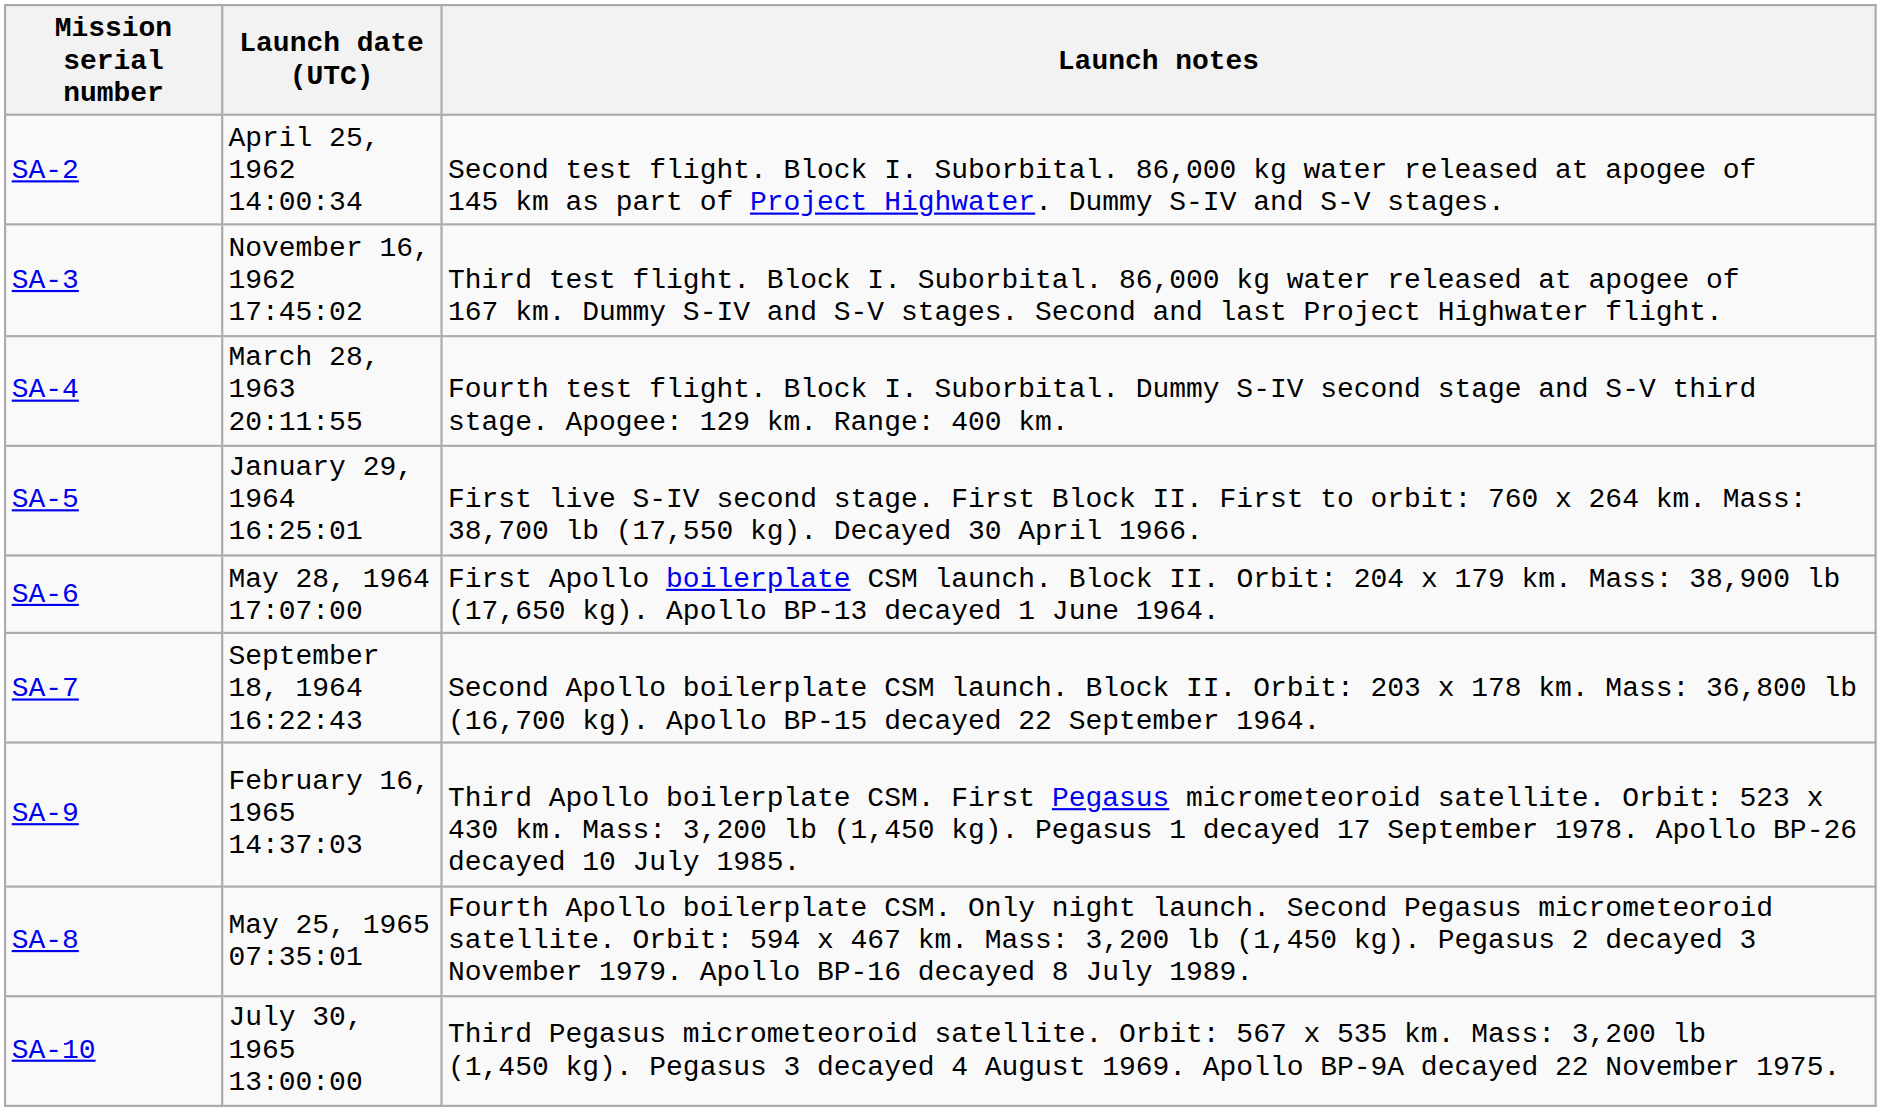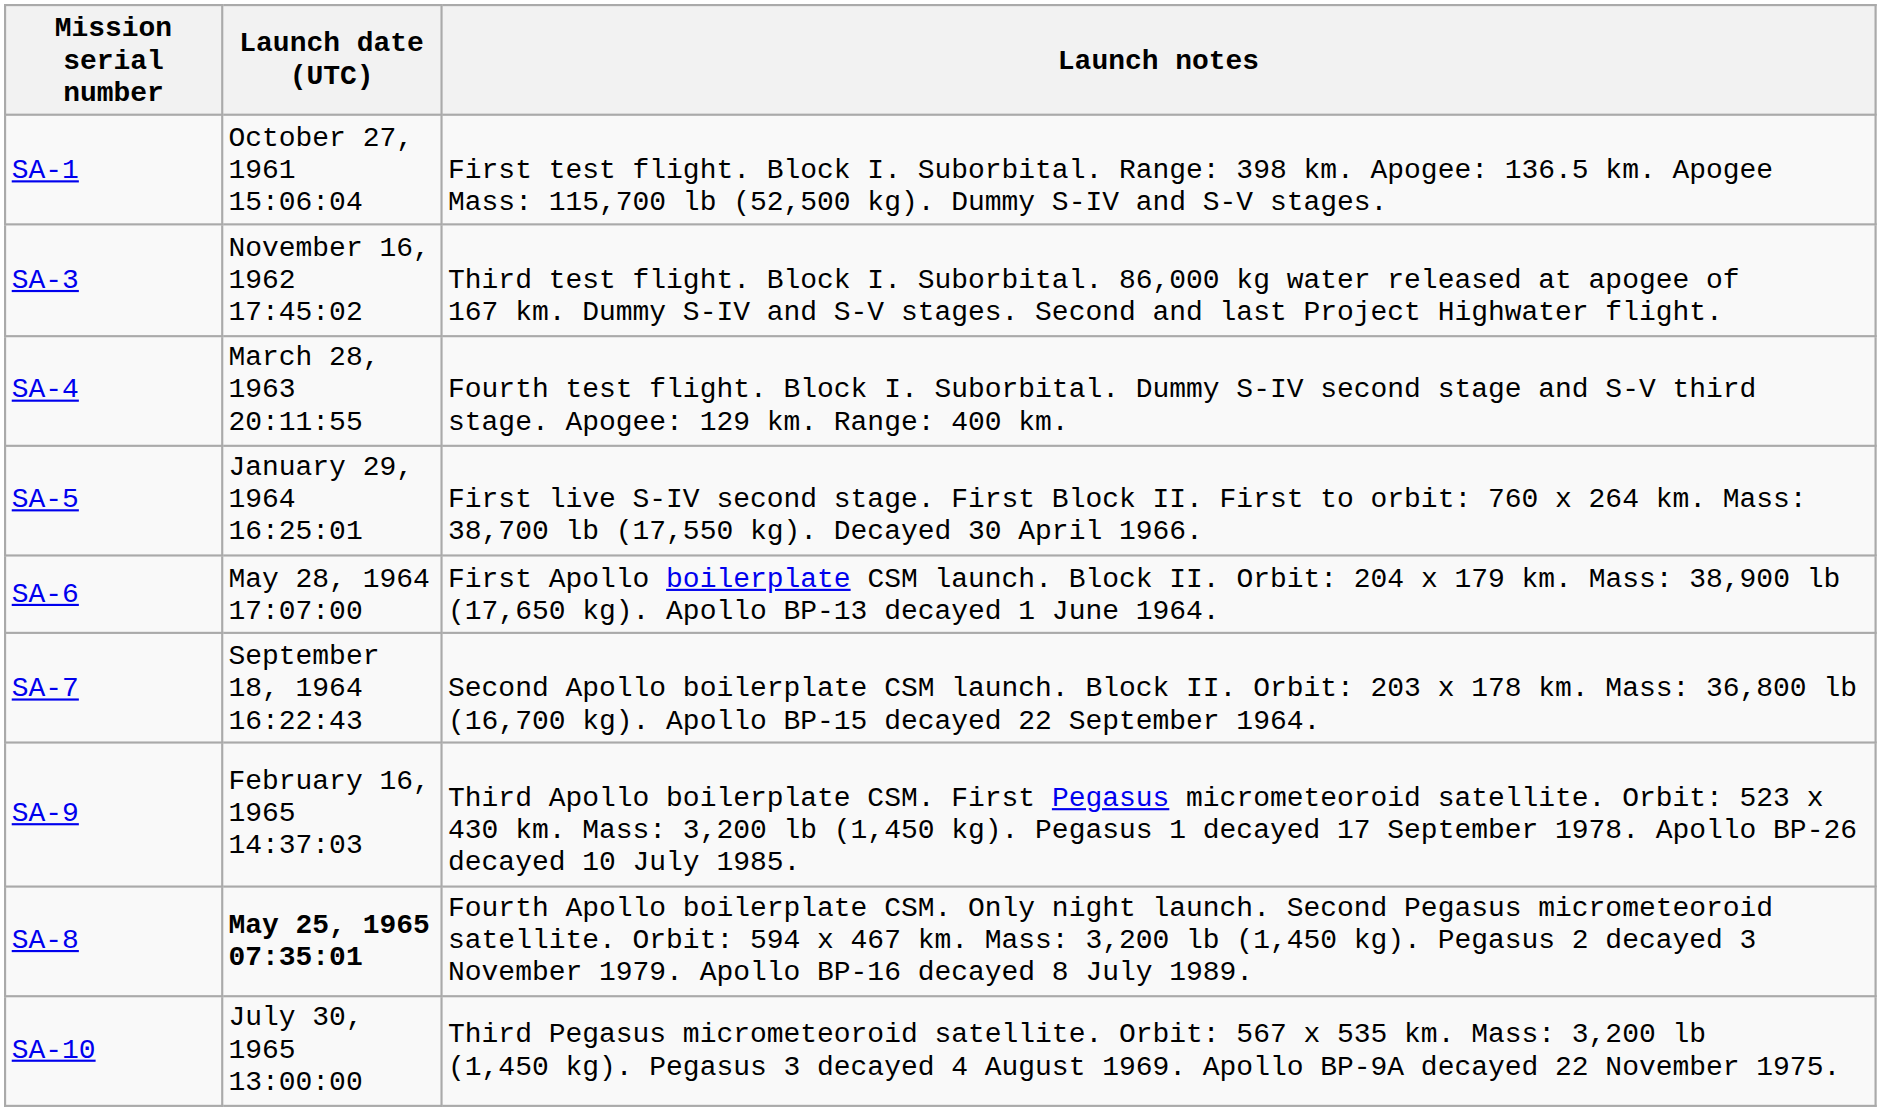+ row: (45, 170)
- row: (45, 170)
(329, 941) normal -> (329, 941) bold
